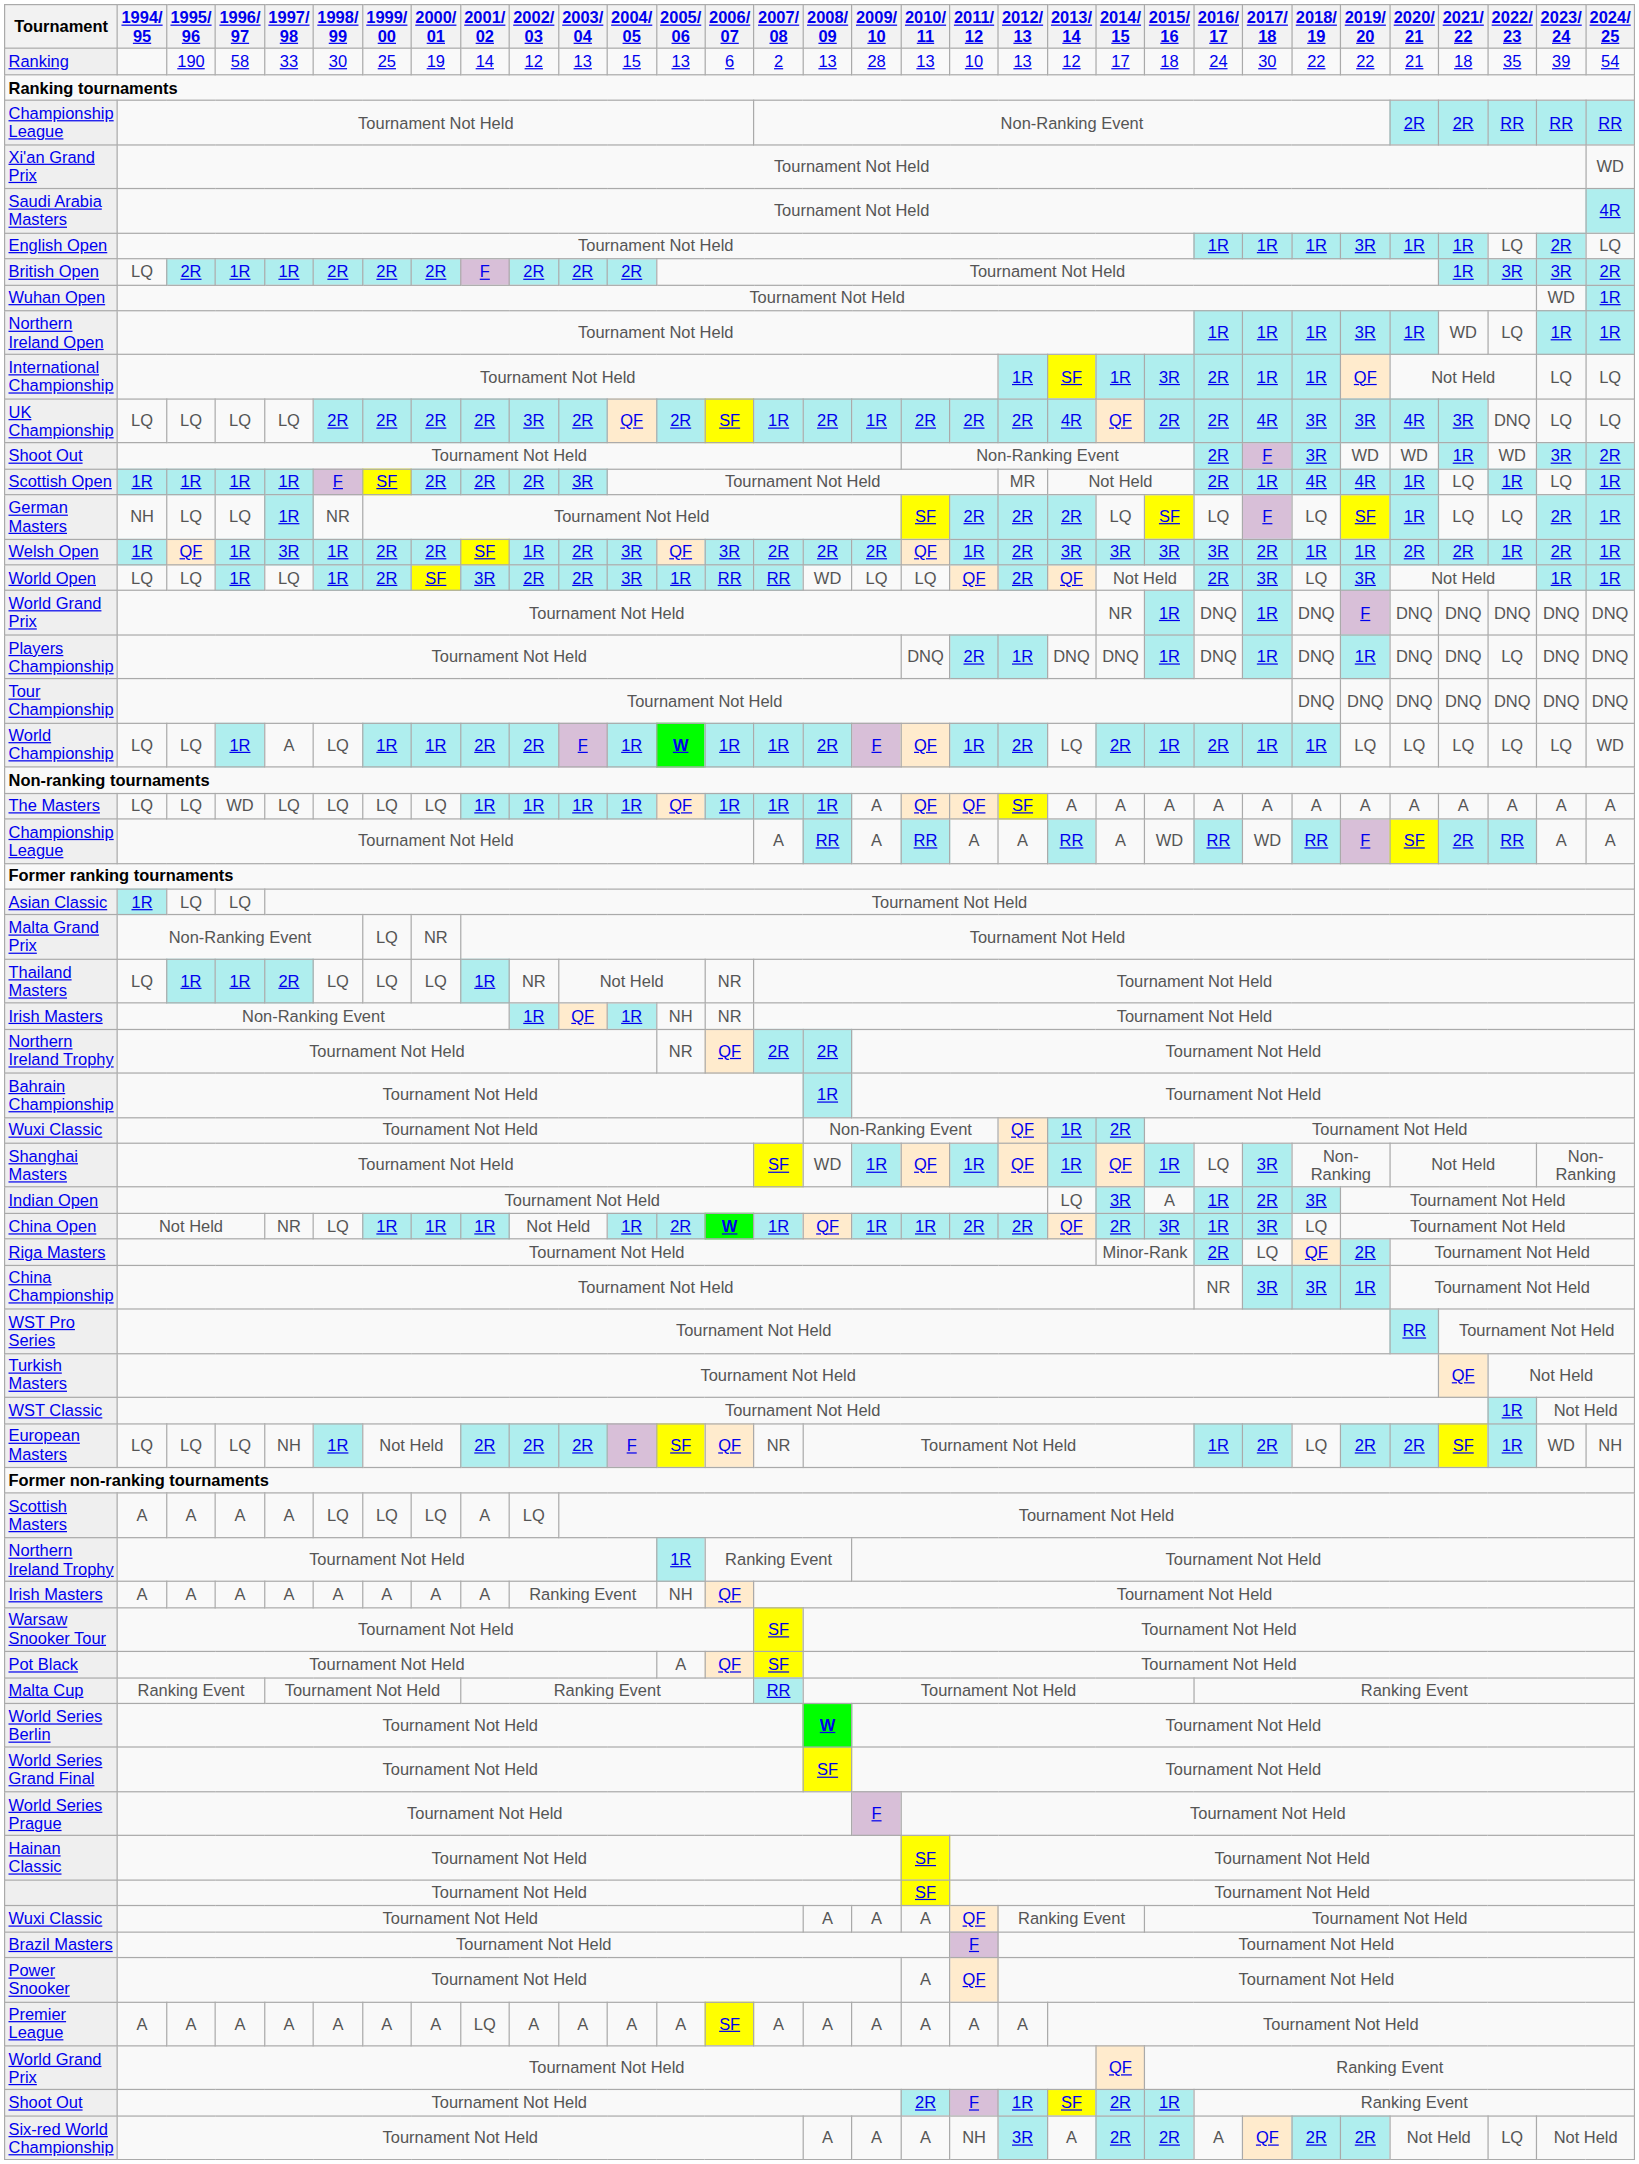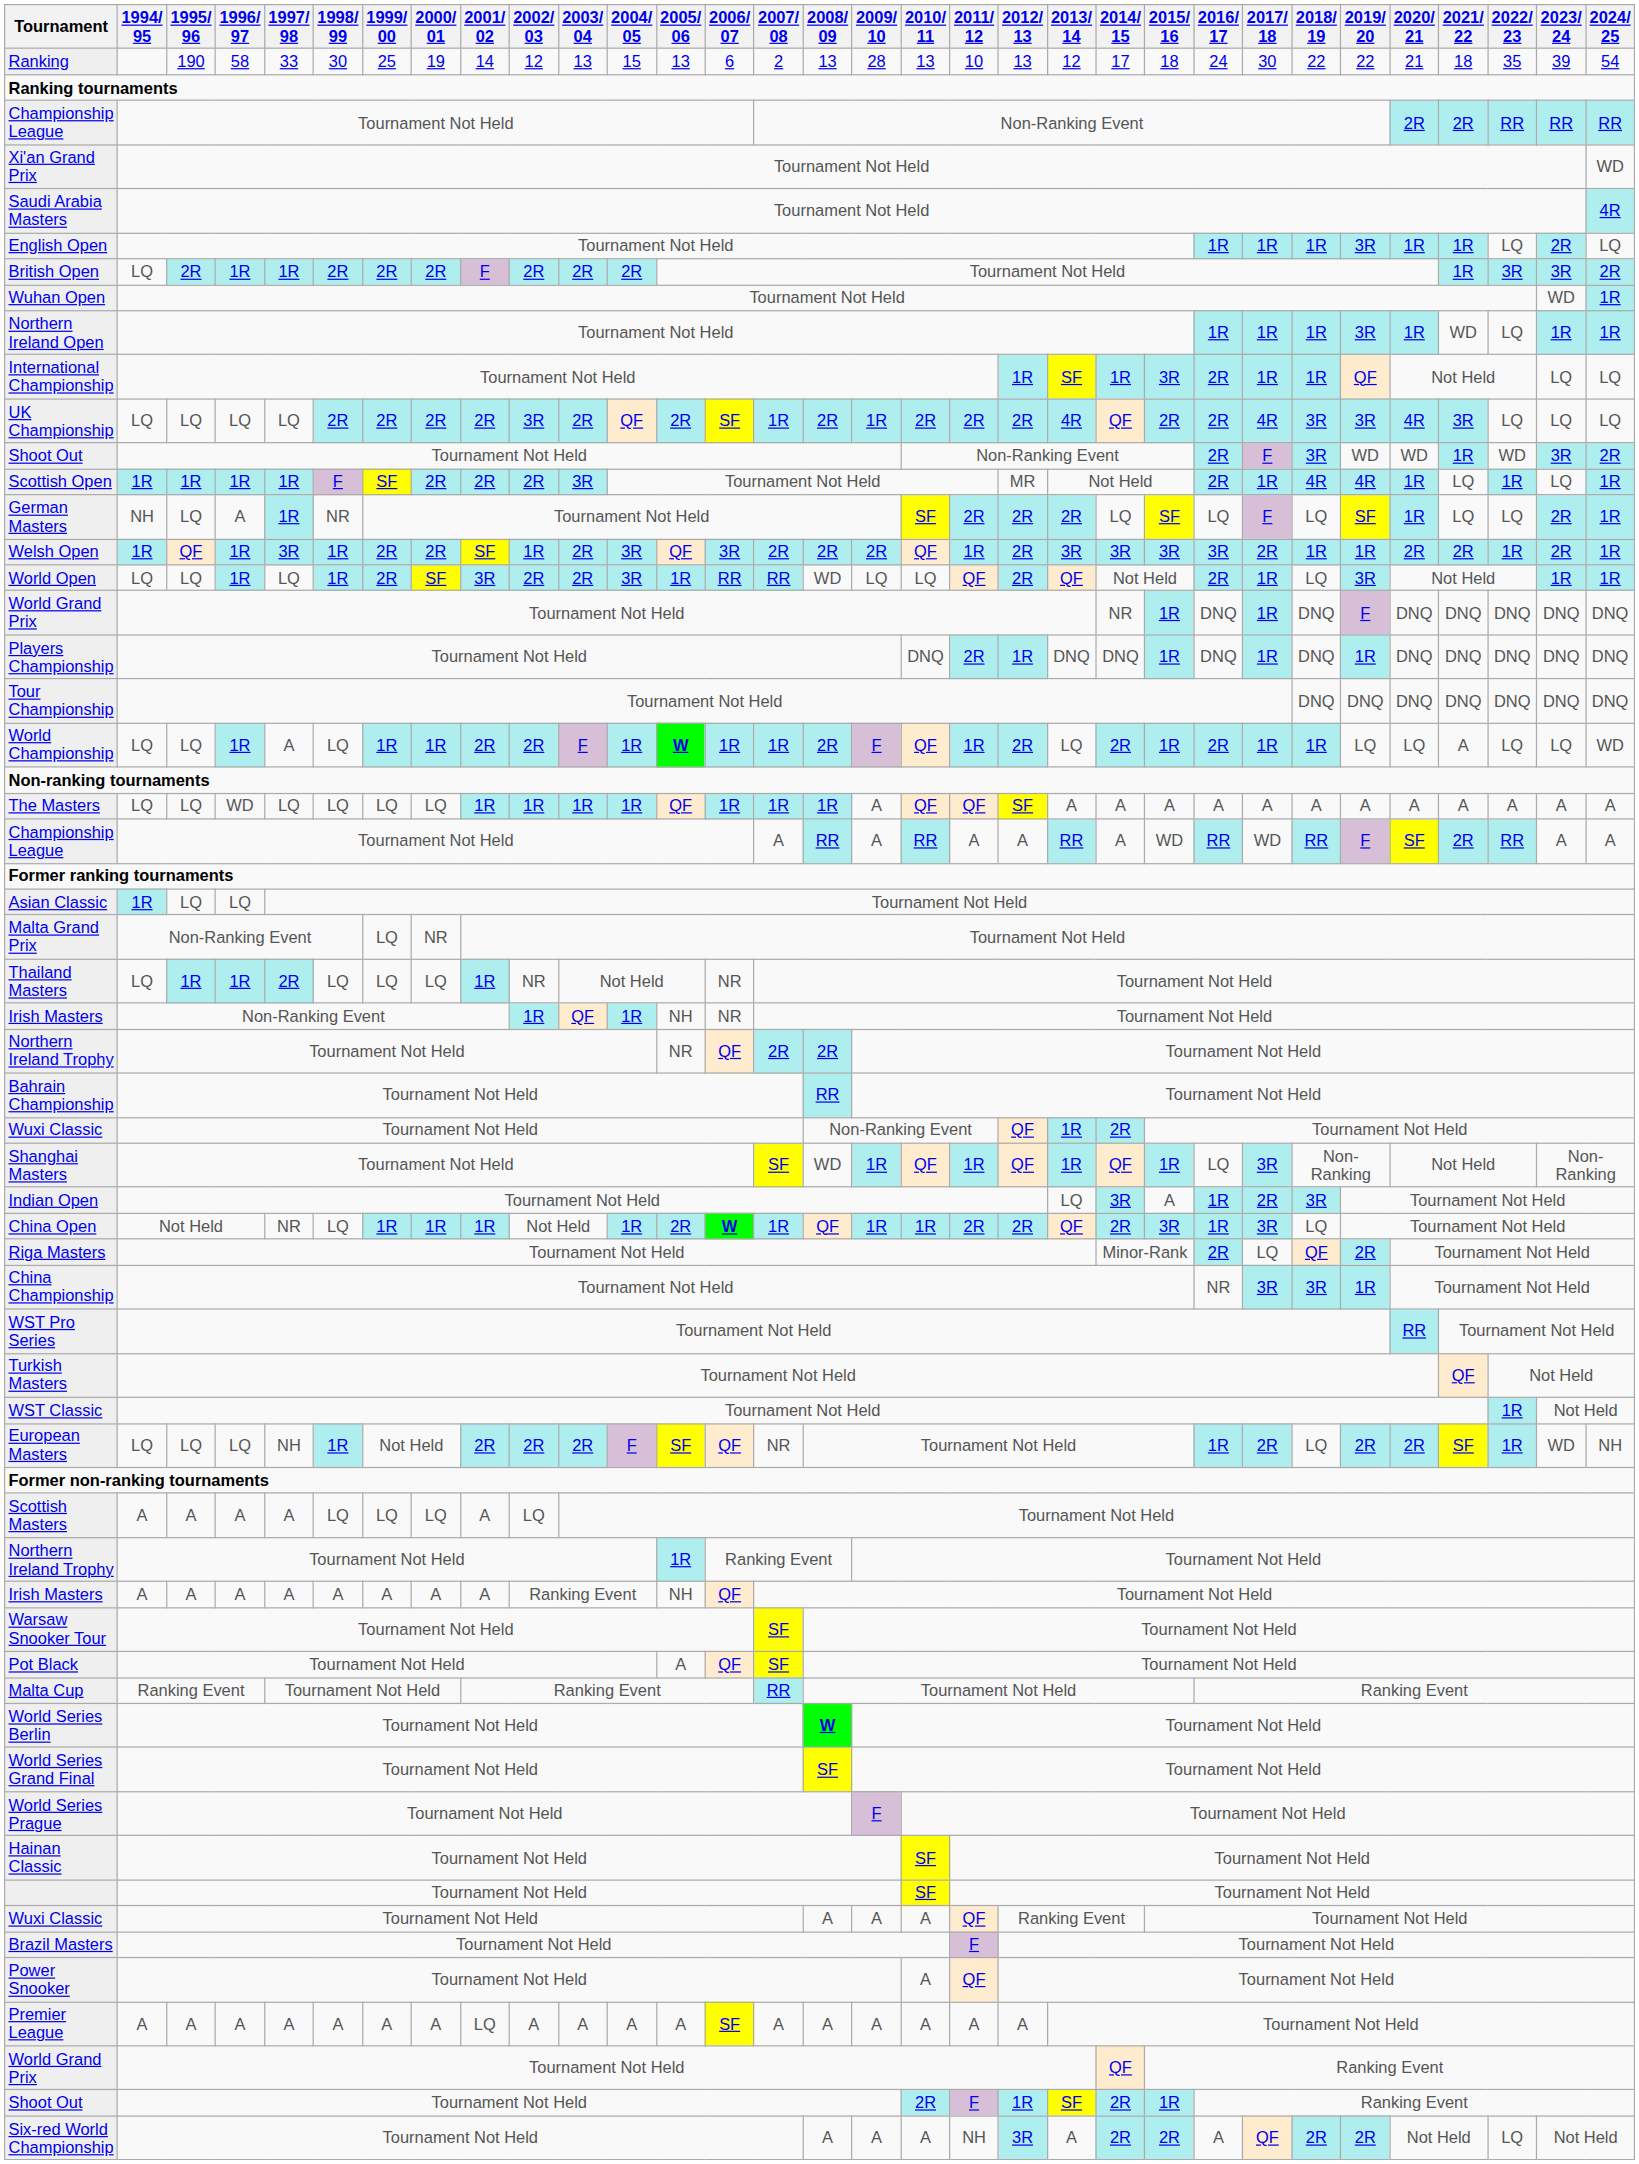(1512, 420) DNQ -> (1512, 420) LQ
(240, 516) LQ -> (240, 516) A
(1267, 577) 3R -> (1267, 577) 1R
(1512, 657) LQ -> (1512, 657) DNQ
(1463, 745) LQ -> (1463, 745) A
(828, 1095) 1R -> (828, 1095) RR
